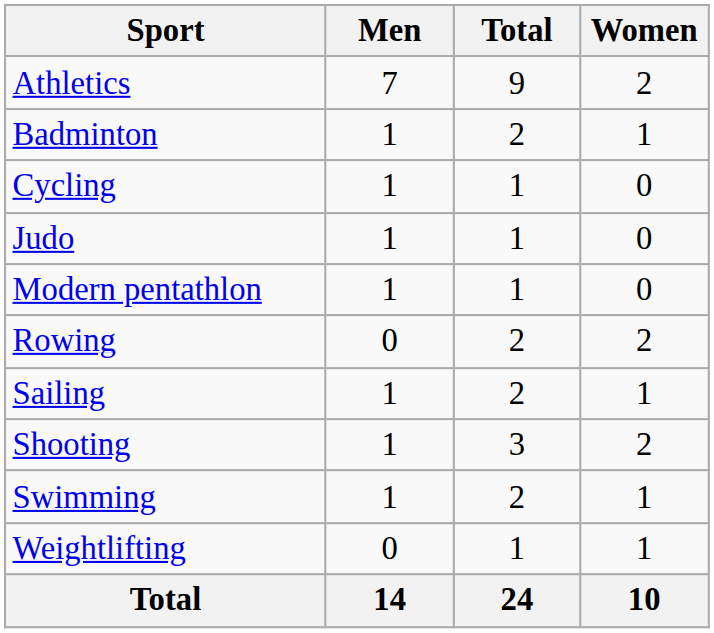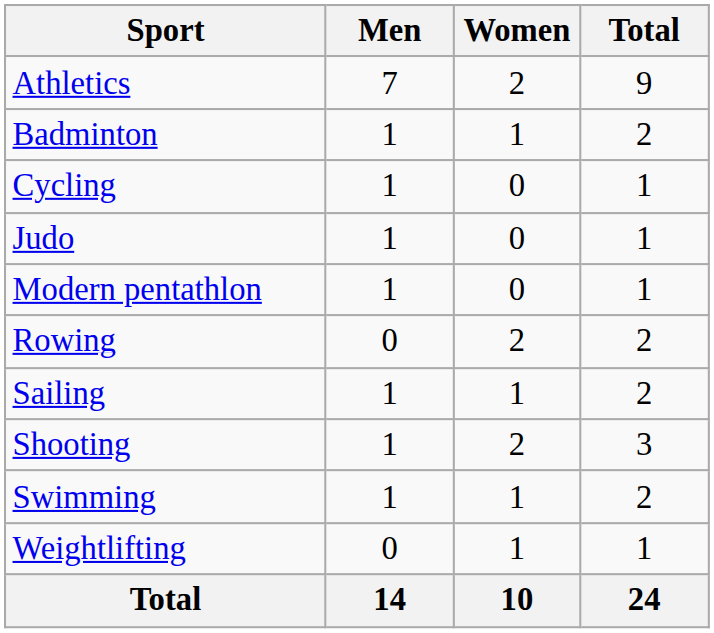columns swapped: (644, 30) <-> (517, 30)
